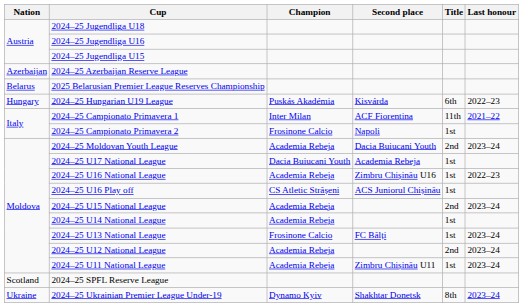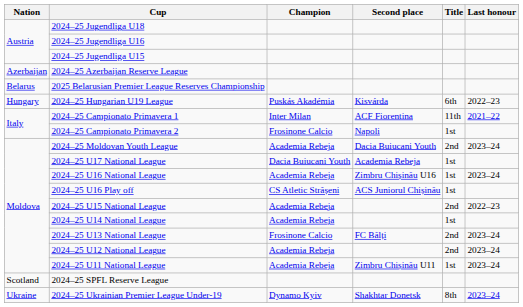(484, 175) 2022–23 -> (484, 175) 2023–24
(484, 205) 2023–24 -> (484, 205) 2022–23
(450, 235) 1st -> (452, 235) 2nd
